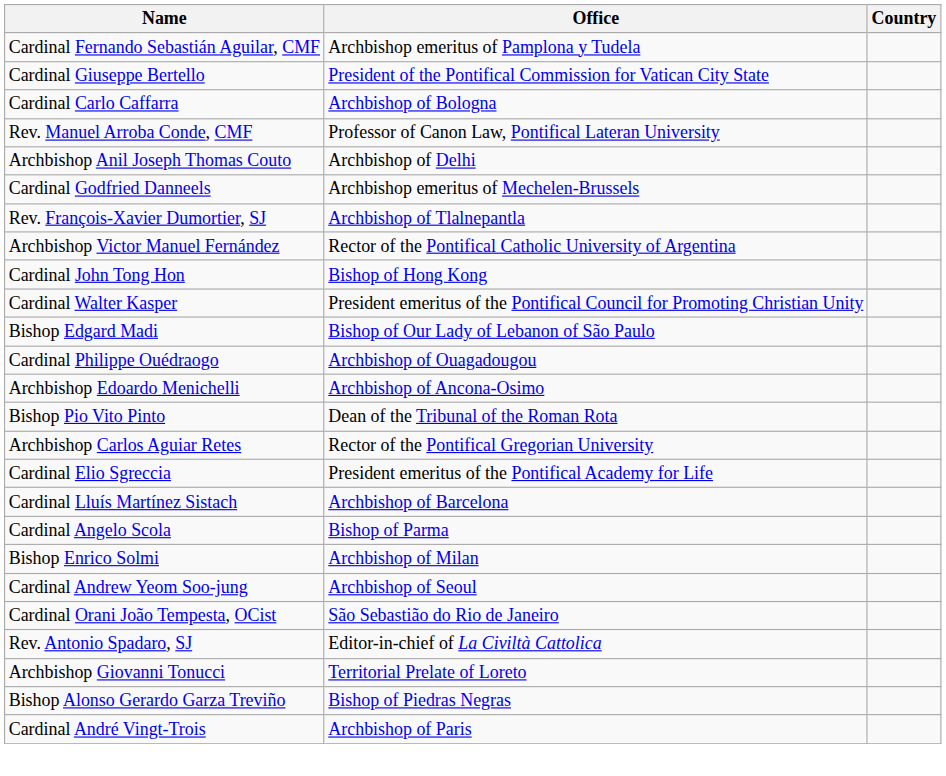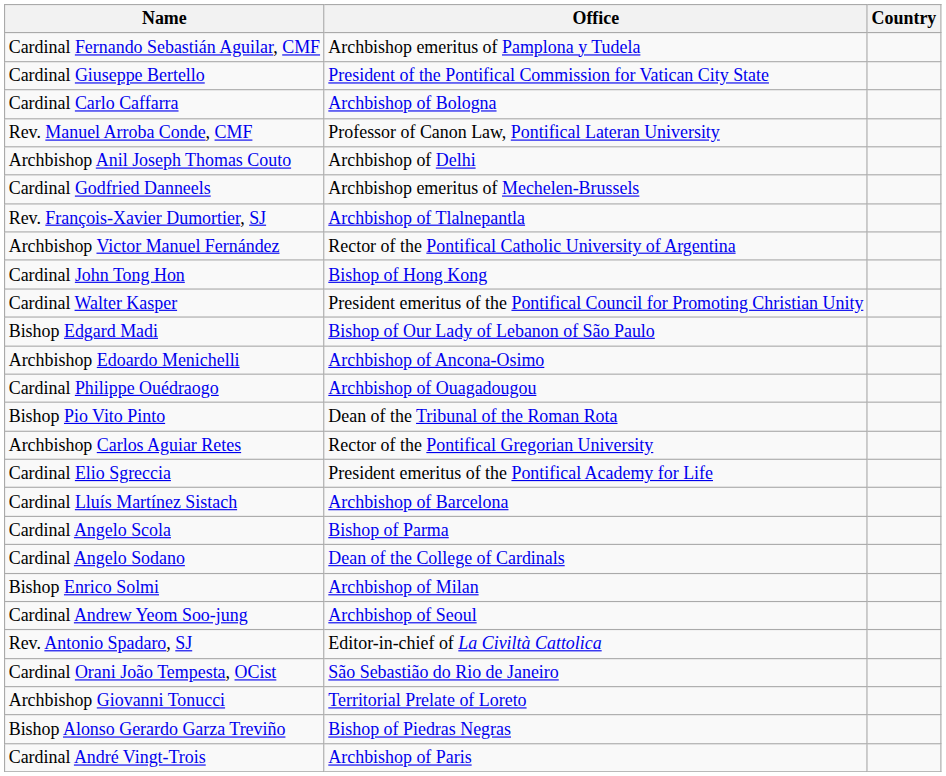rows swapped: (124, 388) <-> (114, 359)
+ row: (97, 558)
rows swapped: (100, 643) <-> (143, 615)
